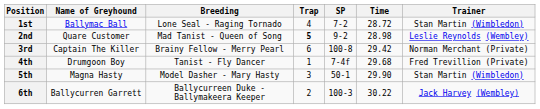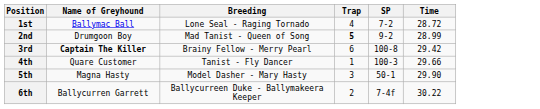- column: (469, 11)
(96, 37) Quare Customer -> (103, 37) Drumgoon Boy
(380, 37) 28.98 -> (429, 37) 28.99
(96, 50) normal -> (103, 50) bold
(96, 62) Drumgoon Boy -> (103, 62) Quare Customer
(341, 62) 7-4f -> (386, 62) 100-3
(380, 62) 29.68 -> (429, 62) 29.66
(341, 93) 100-3 -> (386, 93) 7-4f
